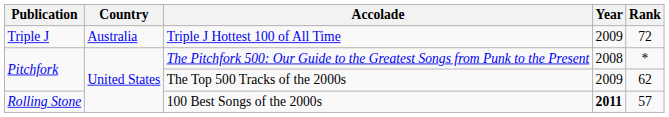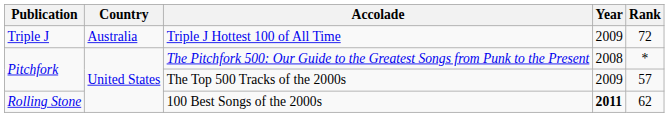(645, 79) 62 -> (645, 79) 57
(645, 101) 57 -> (645, 101) 62
